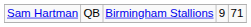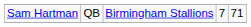(222, 13) 9 -> (222, 13) 7
